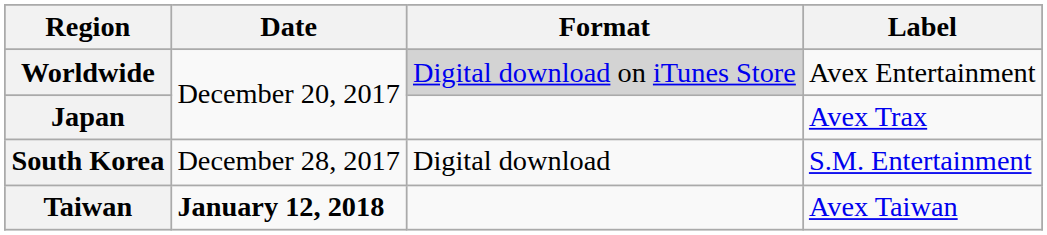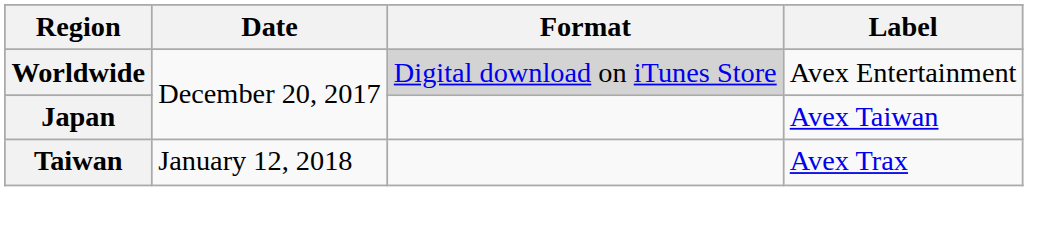(868, 116) Avex Trax -> (864, 116) Avex Taiwan
- row: (88, 161)
(281, 206) bold -> (255, 161) normal
(883, 206) Avex Taiwan -> (849, 161) Avex Trax
